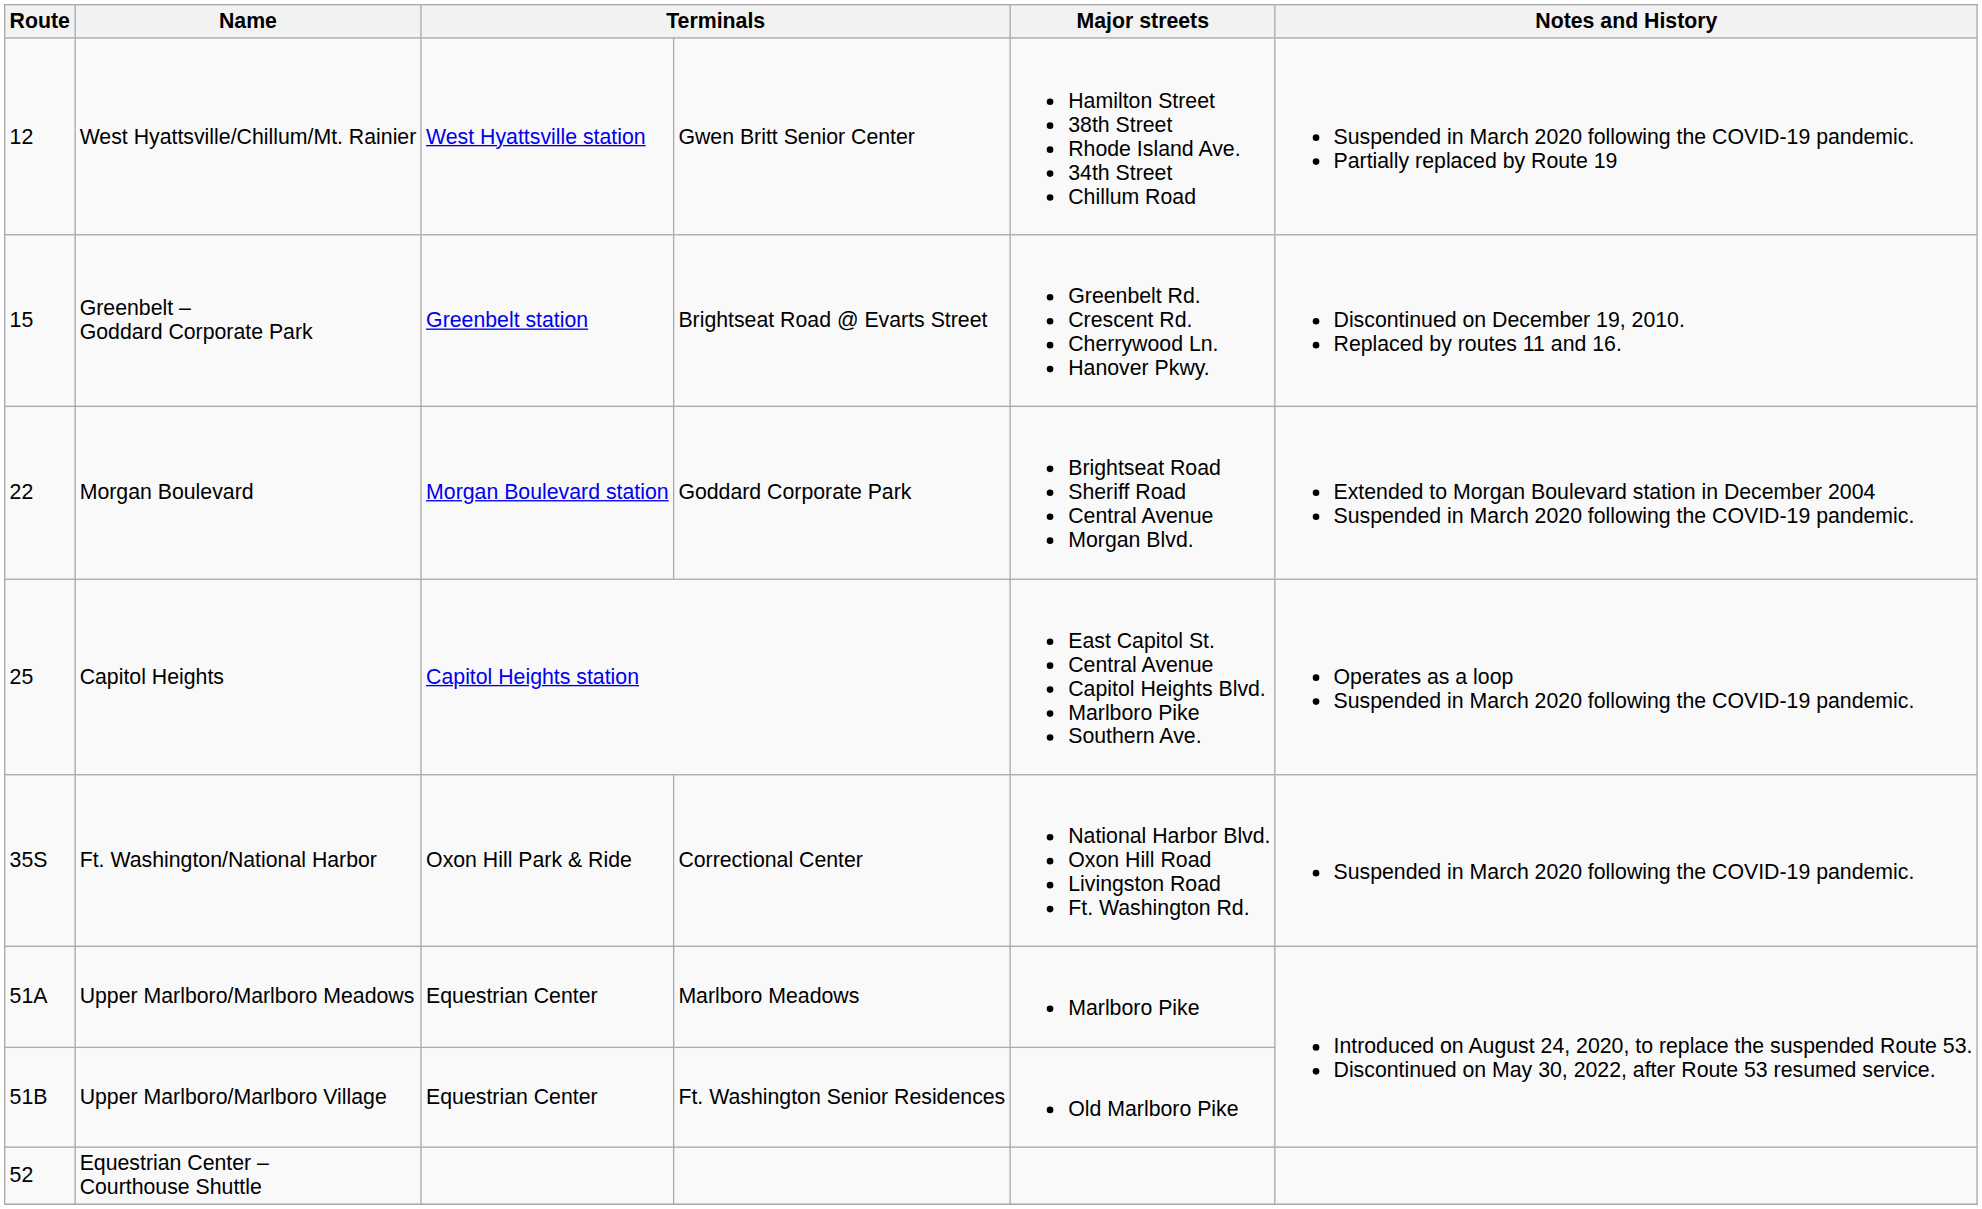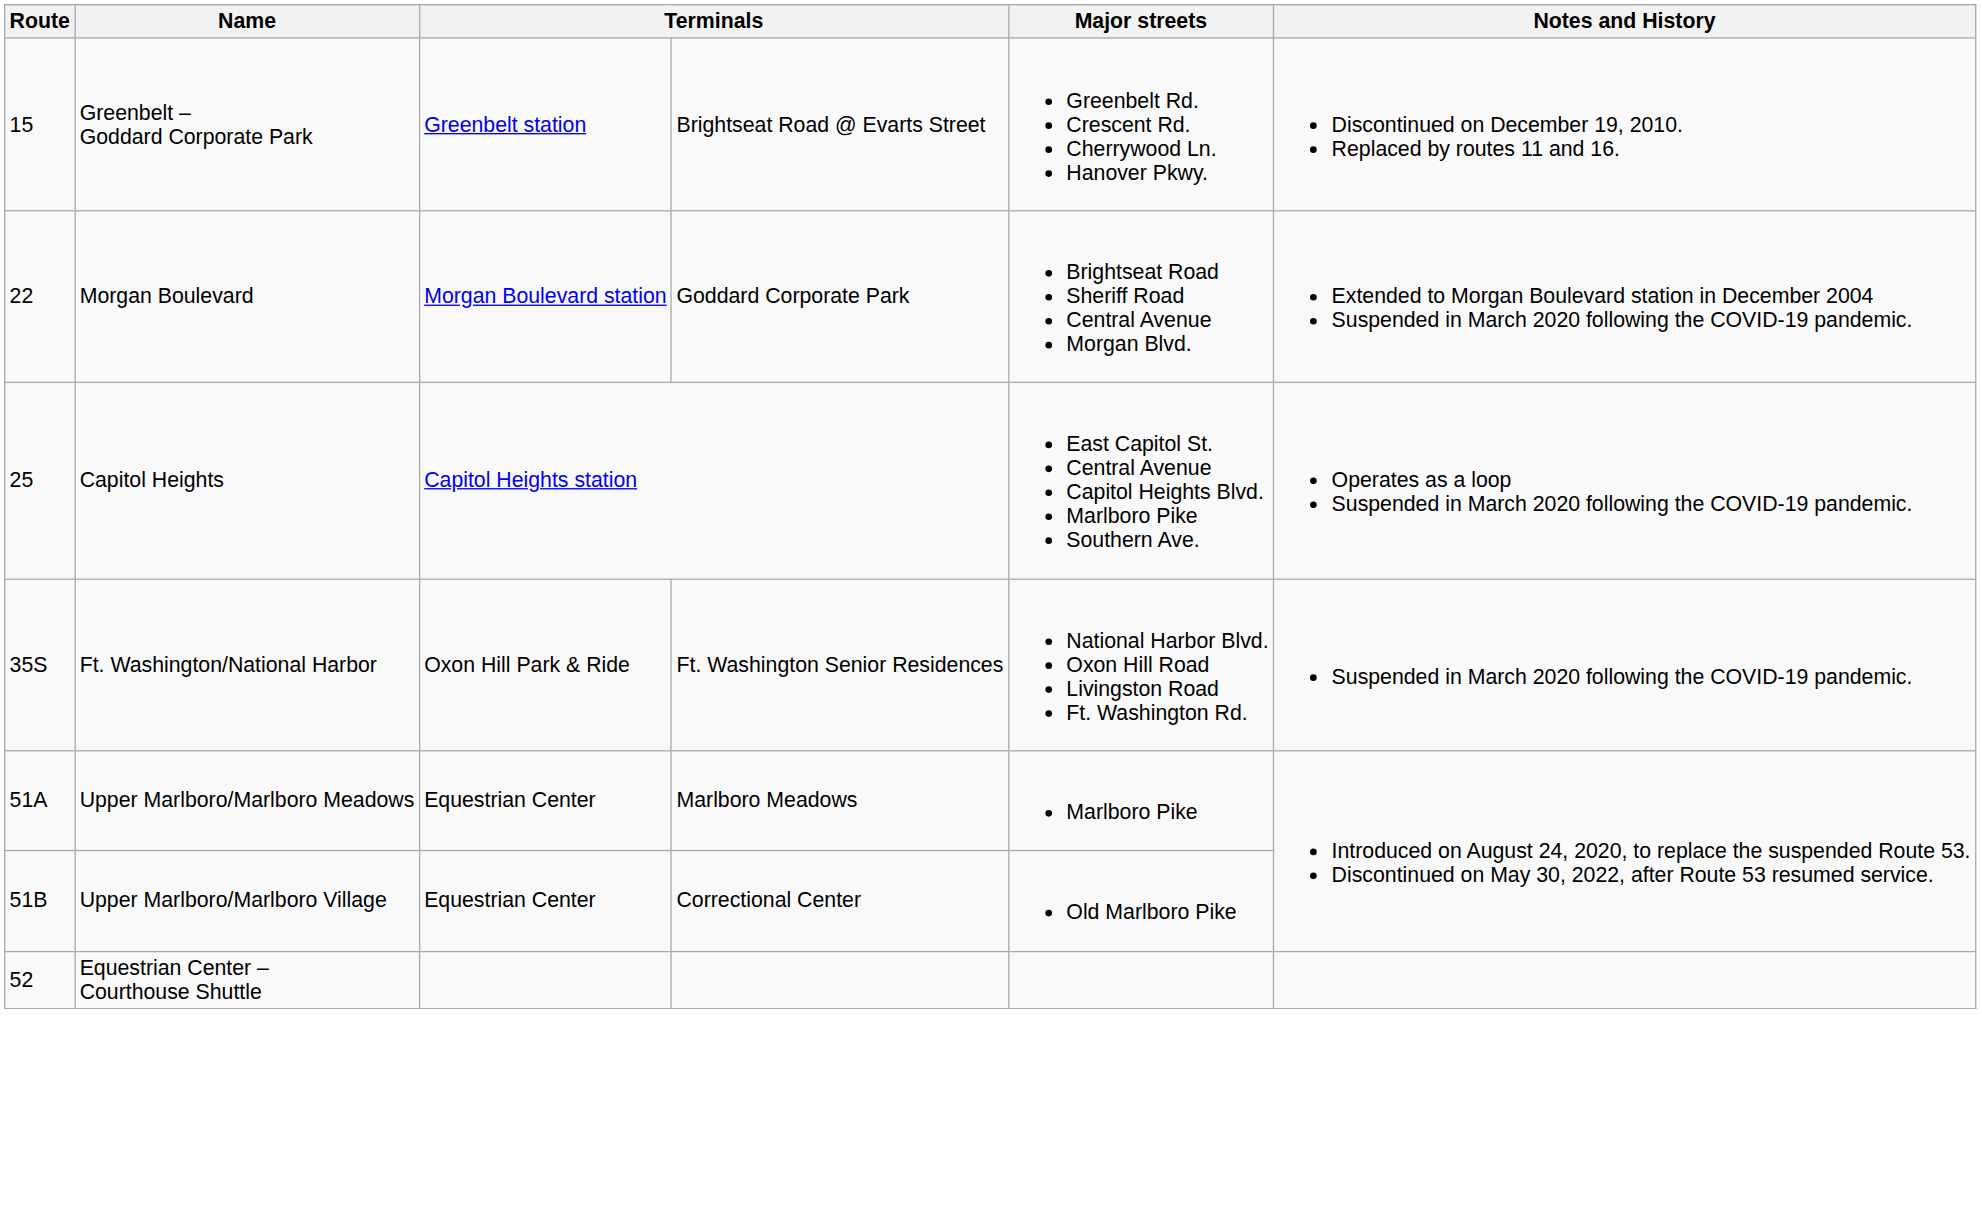- row: (248, 136)
(771, 860) Correctional Center -> (840, 664) Ft. Washington Senior Residences
(842, 1096) Ft. Washington Senior Residences -> (769, 900) Correctional Center
